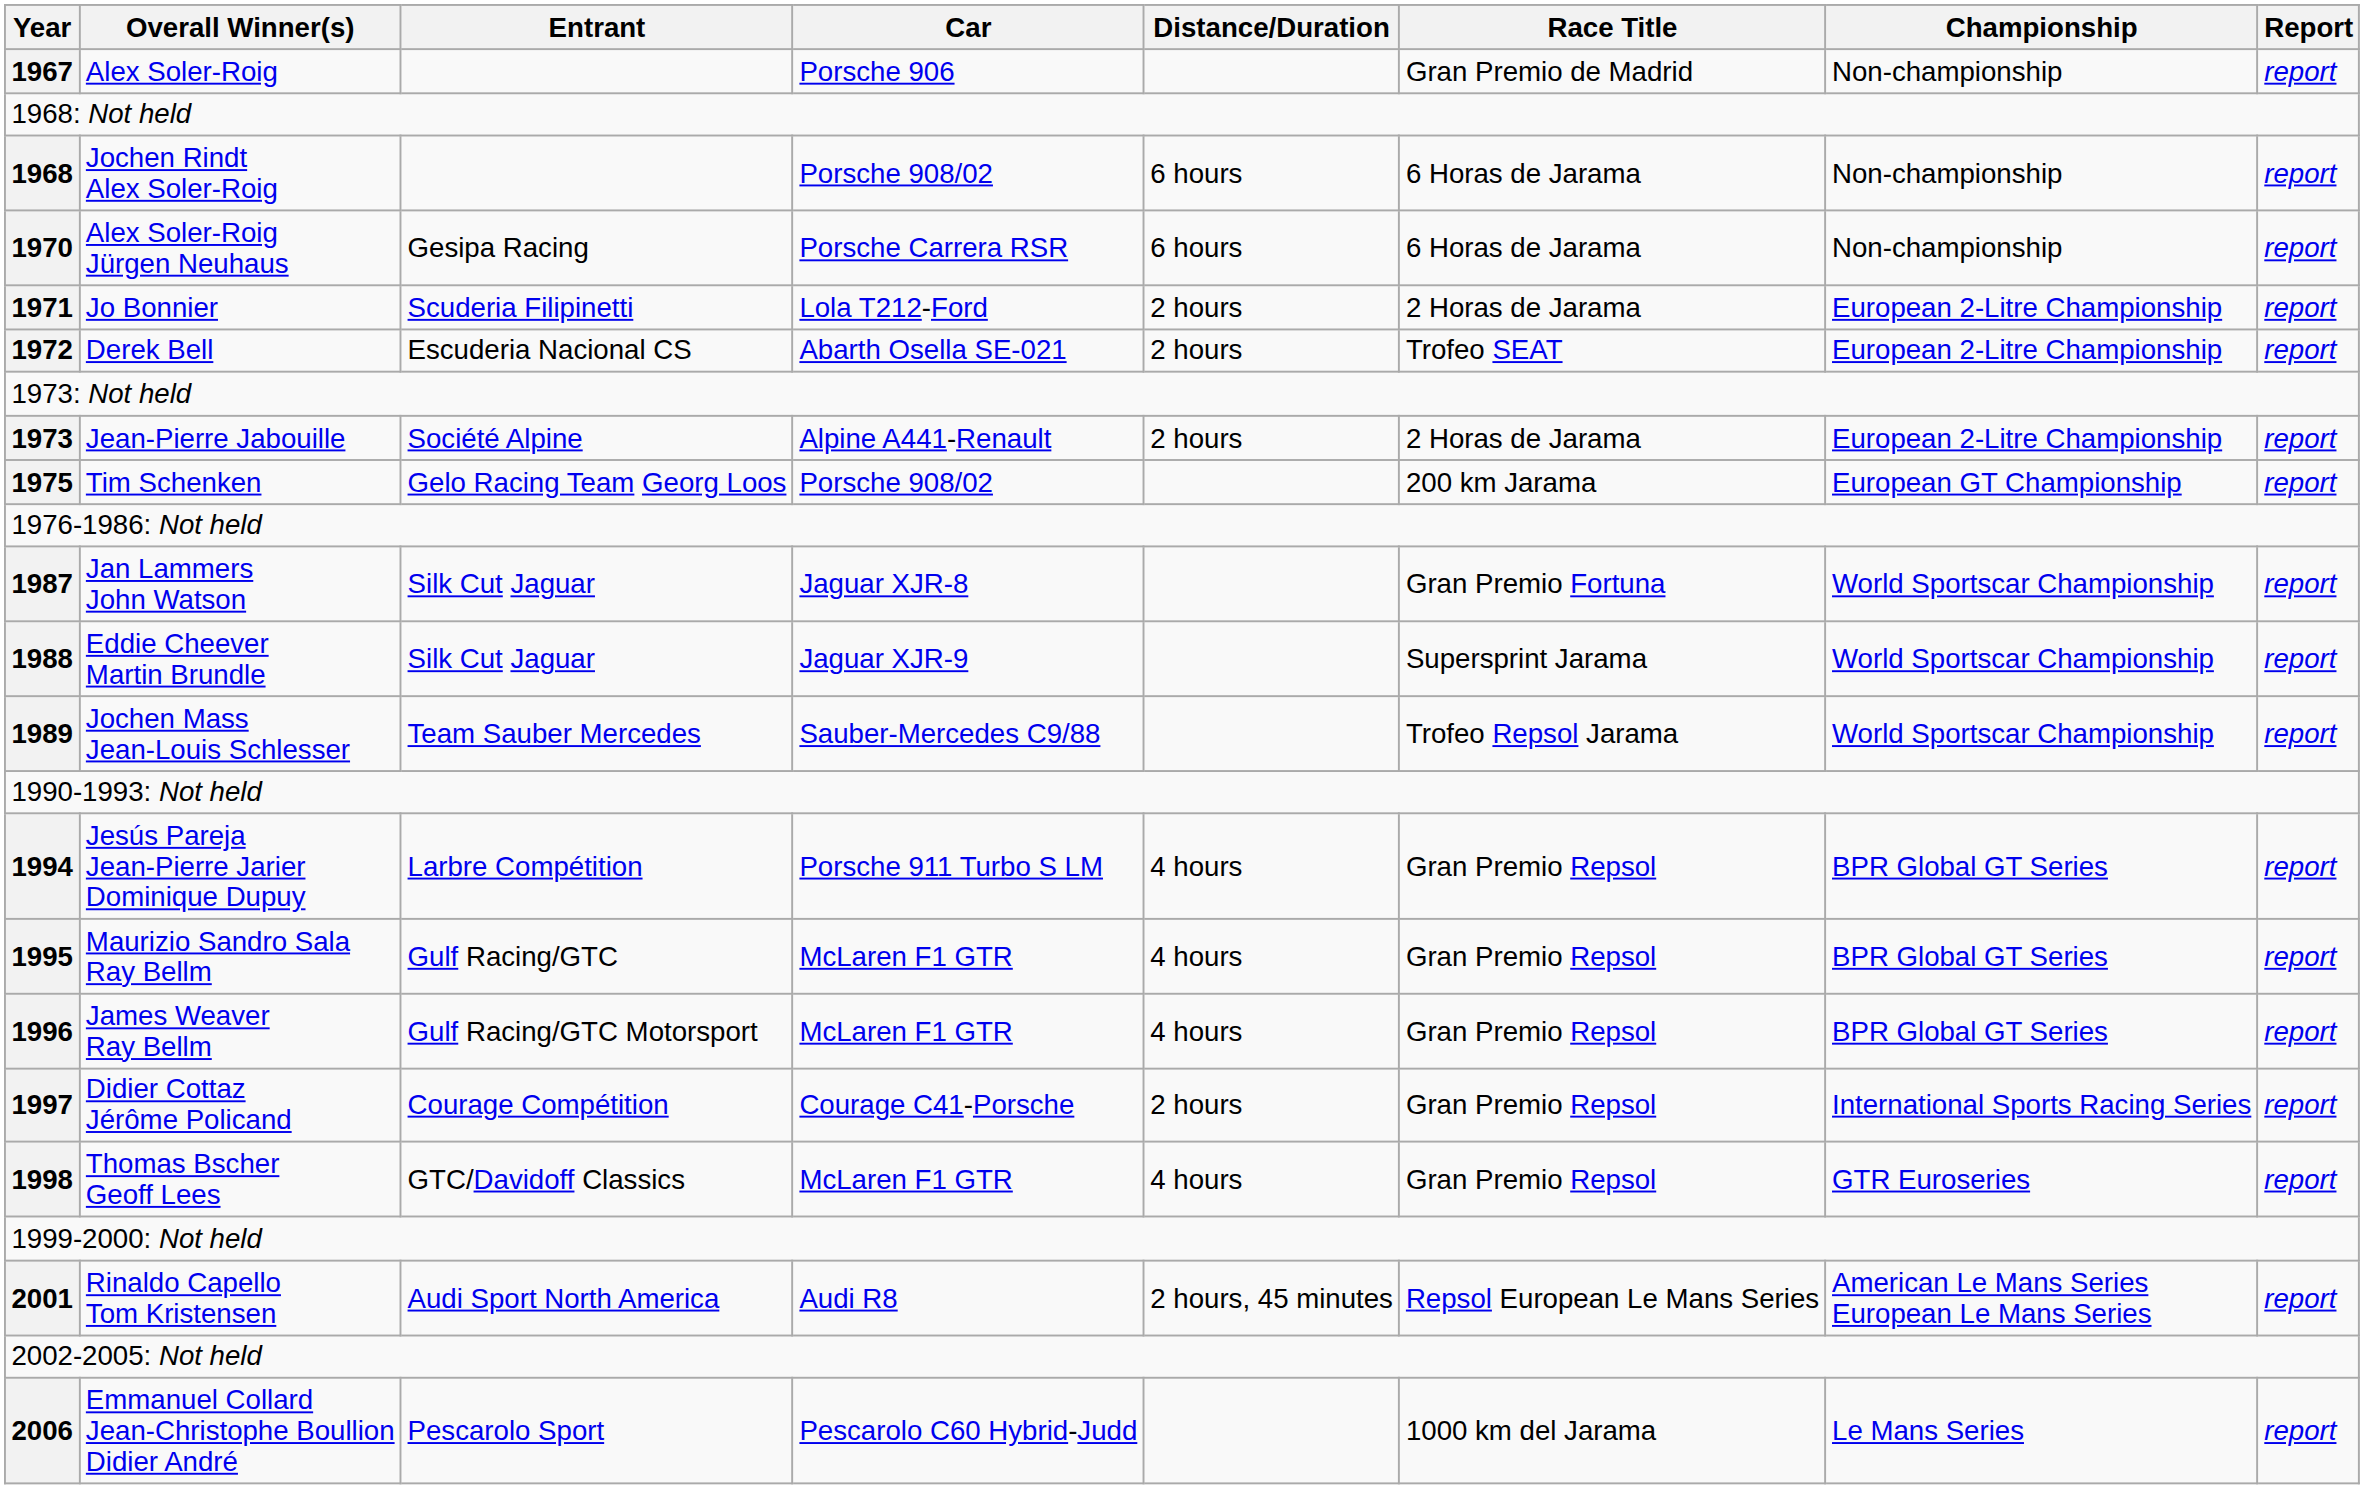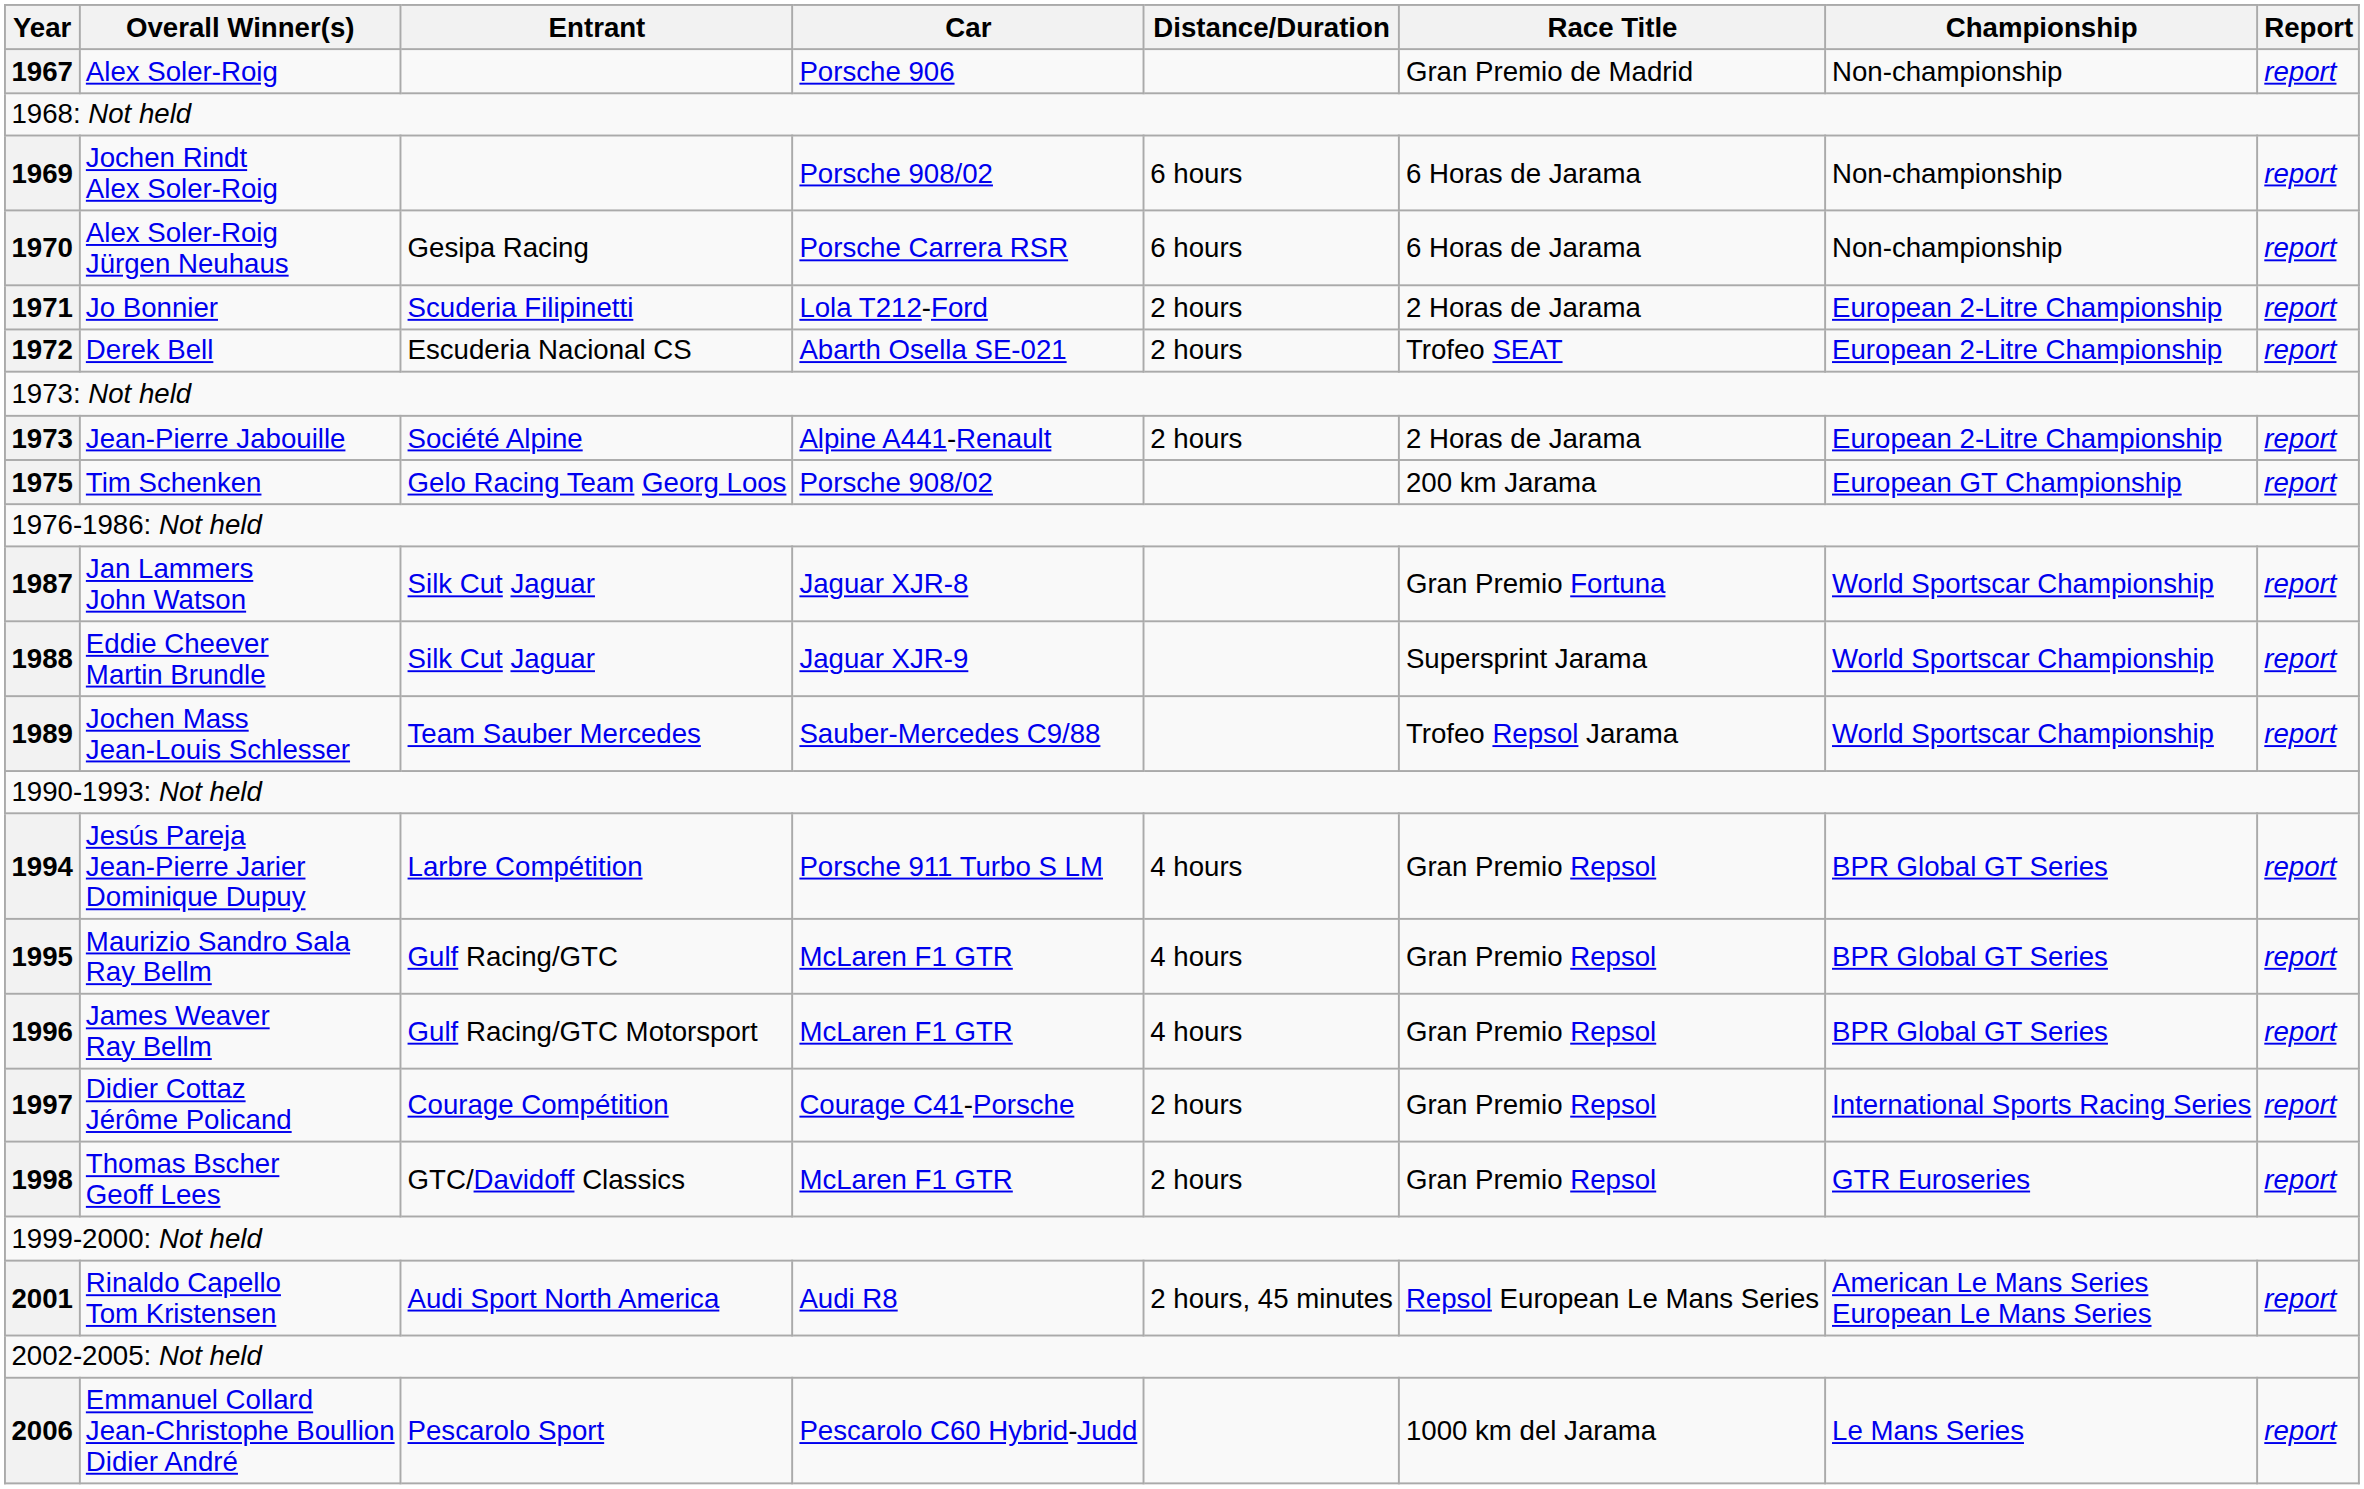(42, 174) 1968 -> (42, 174) 1969
(1196, 1180) 4 hours -> (1196, 1180) 2 hours
